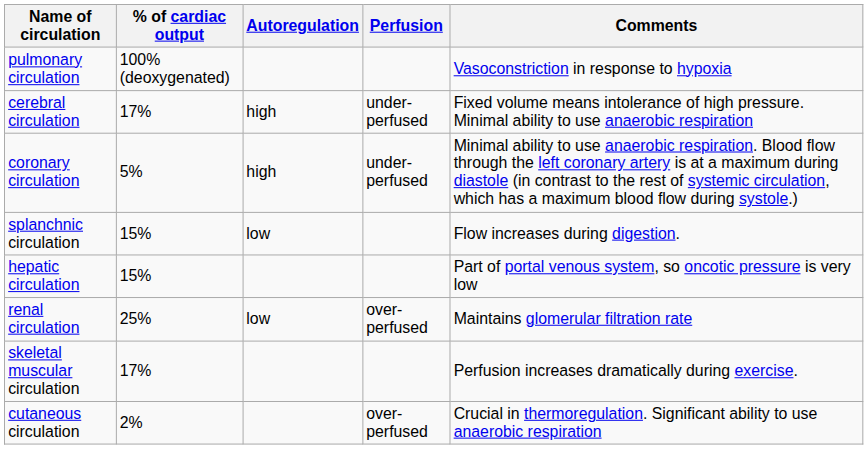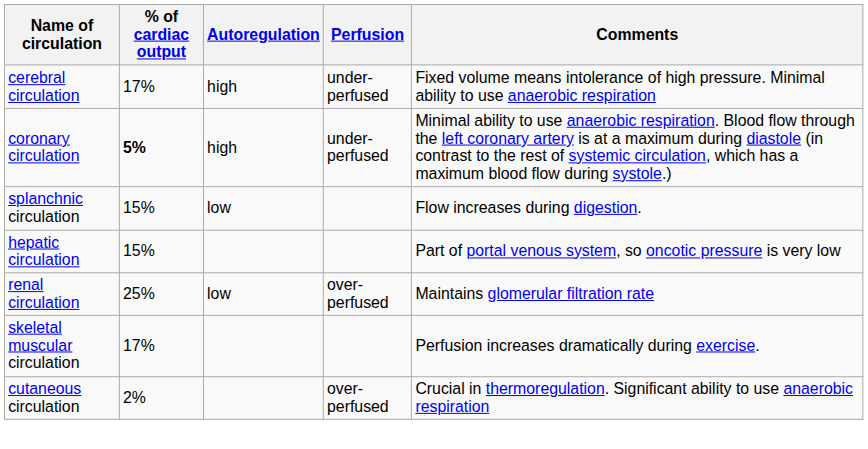- row: (45, 68)
(131, 172) normal -> (134, 147) bold
